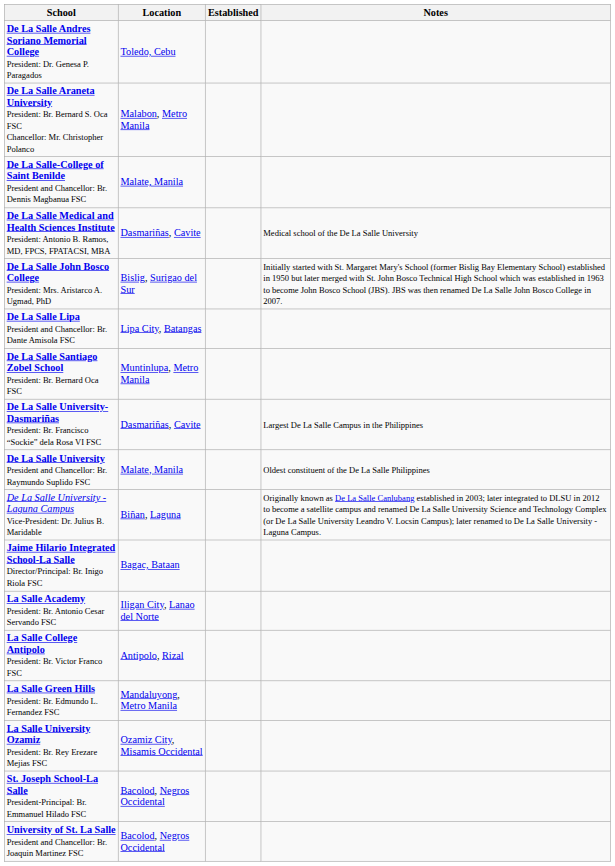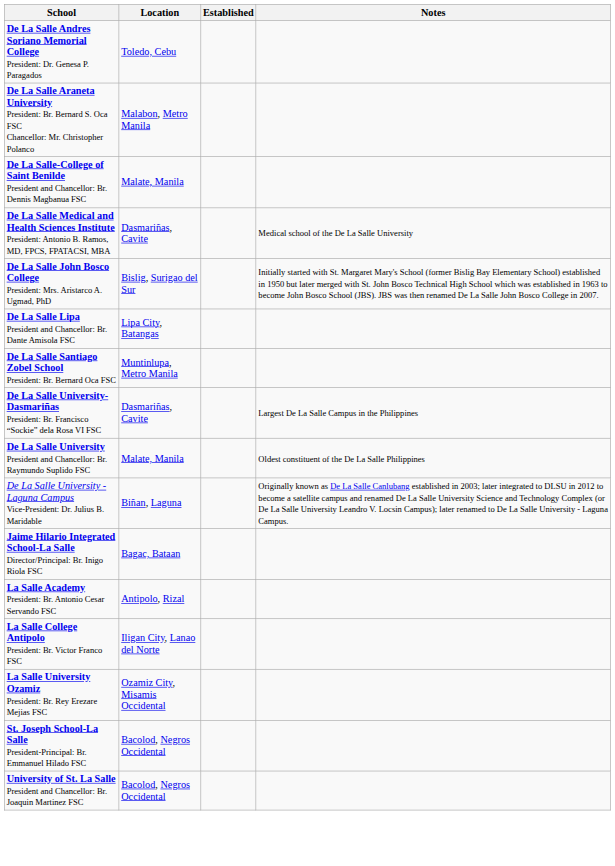(158, 610) Iligan City, Lanao del Norte -> (153, 599) Antipolo, Rizal
(152, 655) Antipolo, Rizal -> (158, 644) Iligan City, Lanao del Norte
- row: (52, 700)
